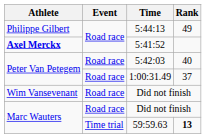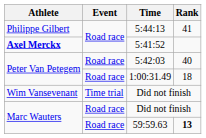(187, 29) 49 -> (187, 29) 41
(187, 77) 37 -> (187, 77) 18
(105, 93) Road race -> (104, 93) Time trial
(104, 126) Time trial -> (105, 126) Road race
